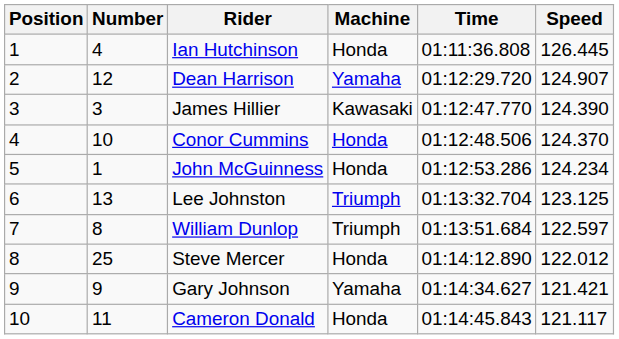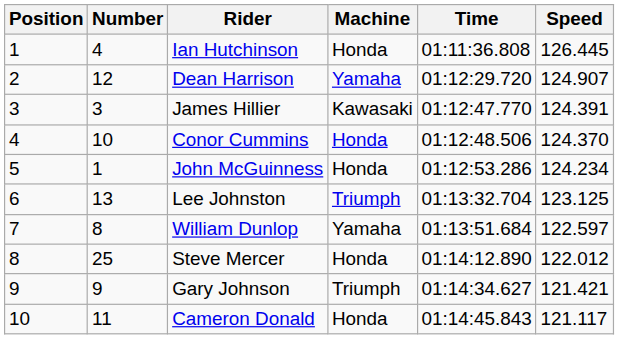(575, 109) 124.390 -> (575, 109) 124.391
(366, 229) Triumph -> (366, 229) Yamaha
(366, 288) Yamaha -> (366, 288) Triumph
